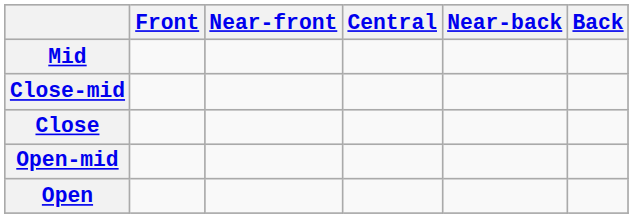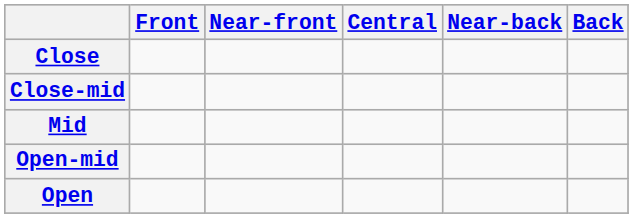rows swapped: (67, 126) <-> (67, 57)
